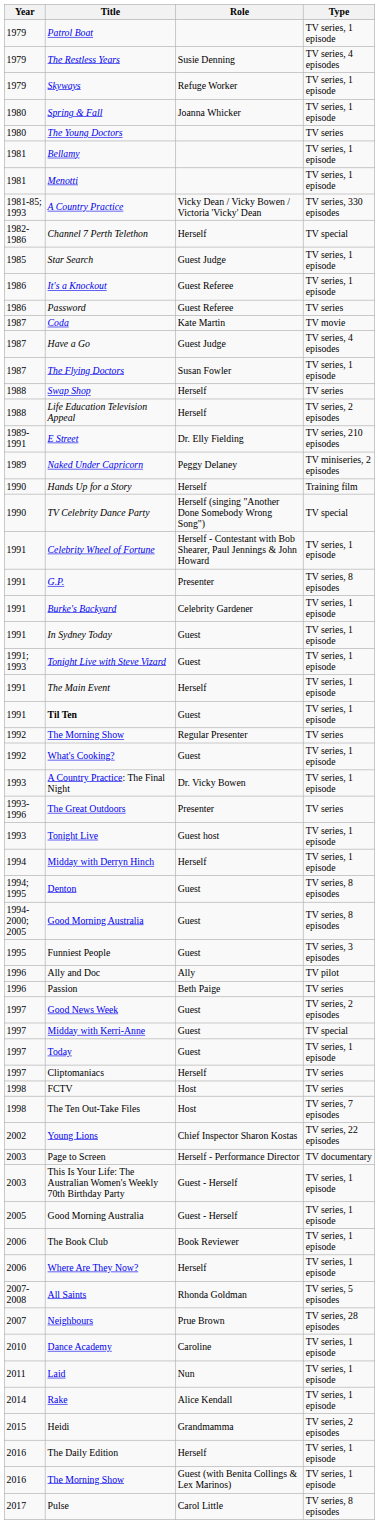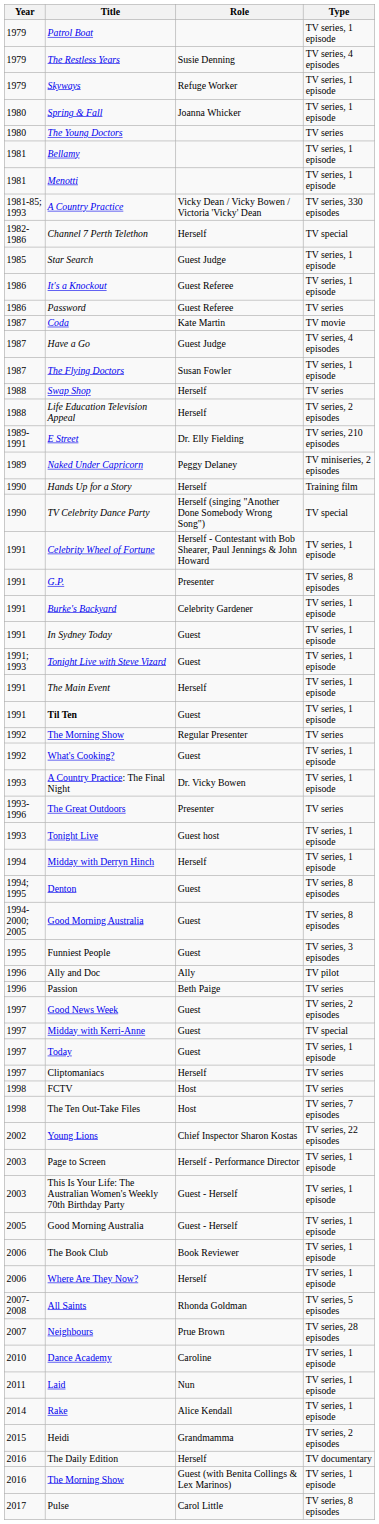(339, 1156) TV documentary -> (329, 1162) TV series, 1 episode
(329, 1453) TV series, 1 episode -> (339, 1459) TV documentary
